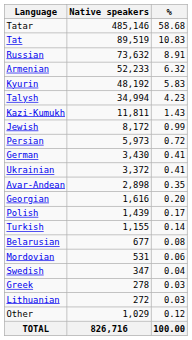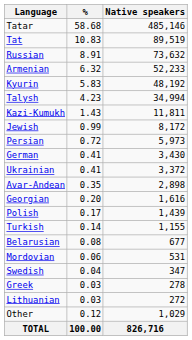columns swapped: (109, 12) <-> (169, 12)
